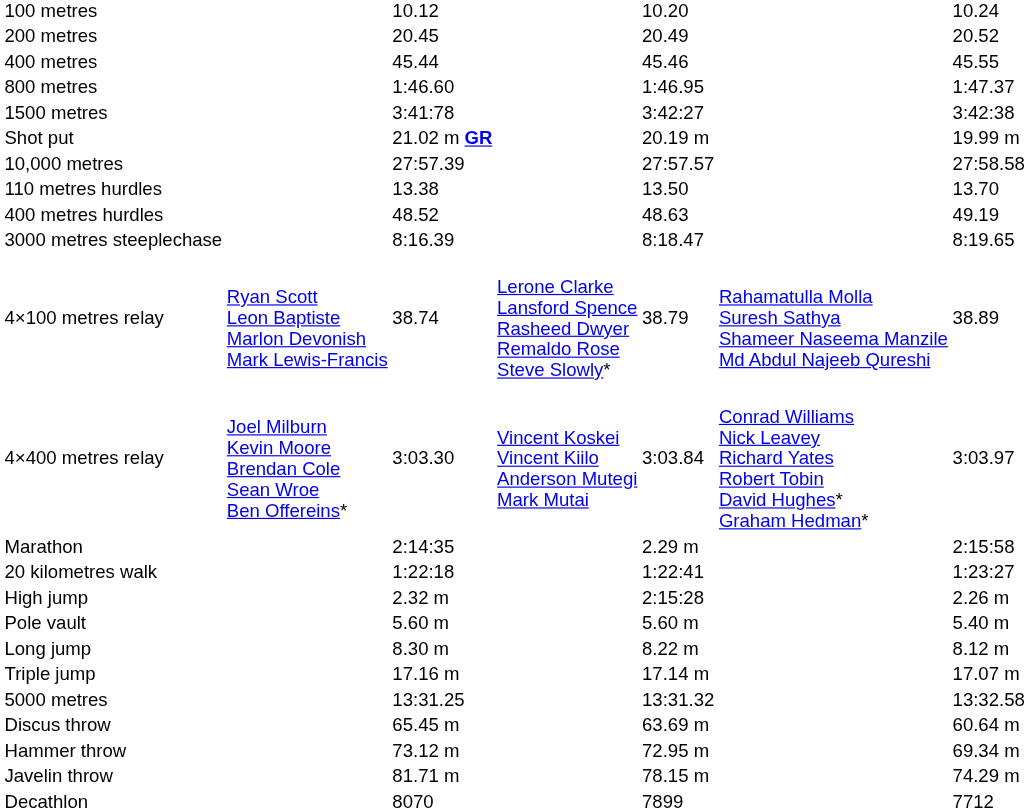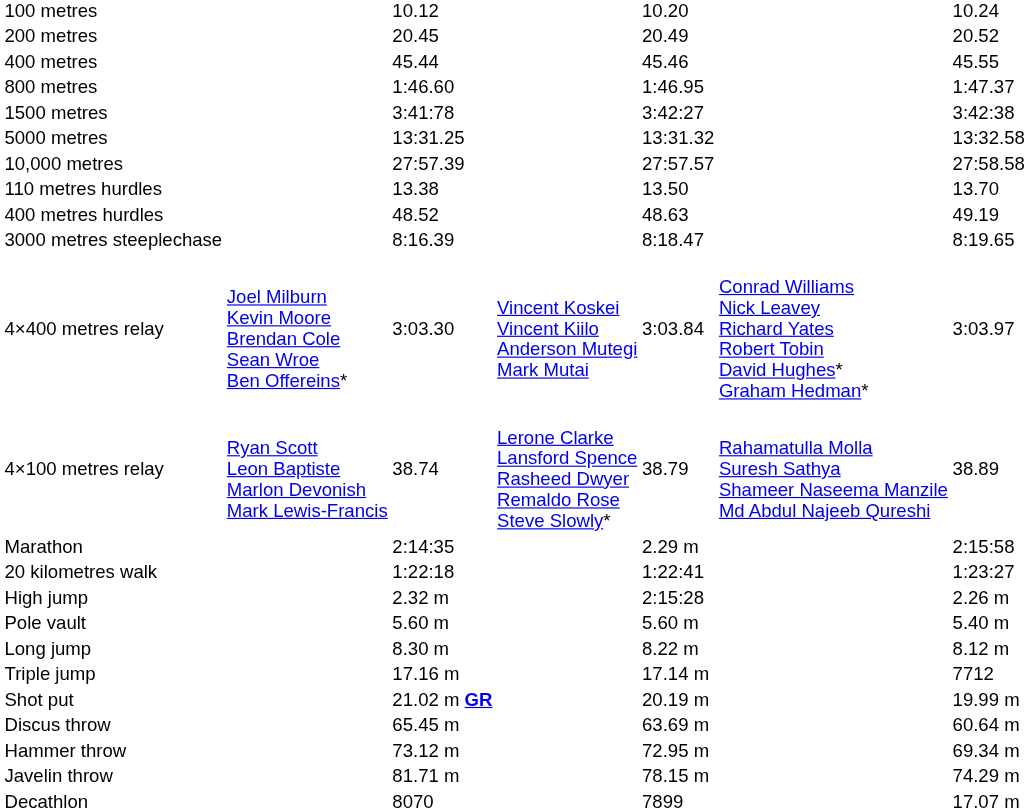rows swapped: (56, 699) <-> (39, 138)
rows swapped: (84, 318) <-> (84, 458)
(986, 674) 17.07 m -> (973, 674) 7712
(973, 801) 7712 -> (986, 801) 17.07 m
